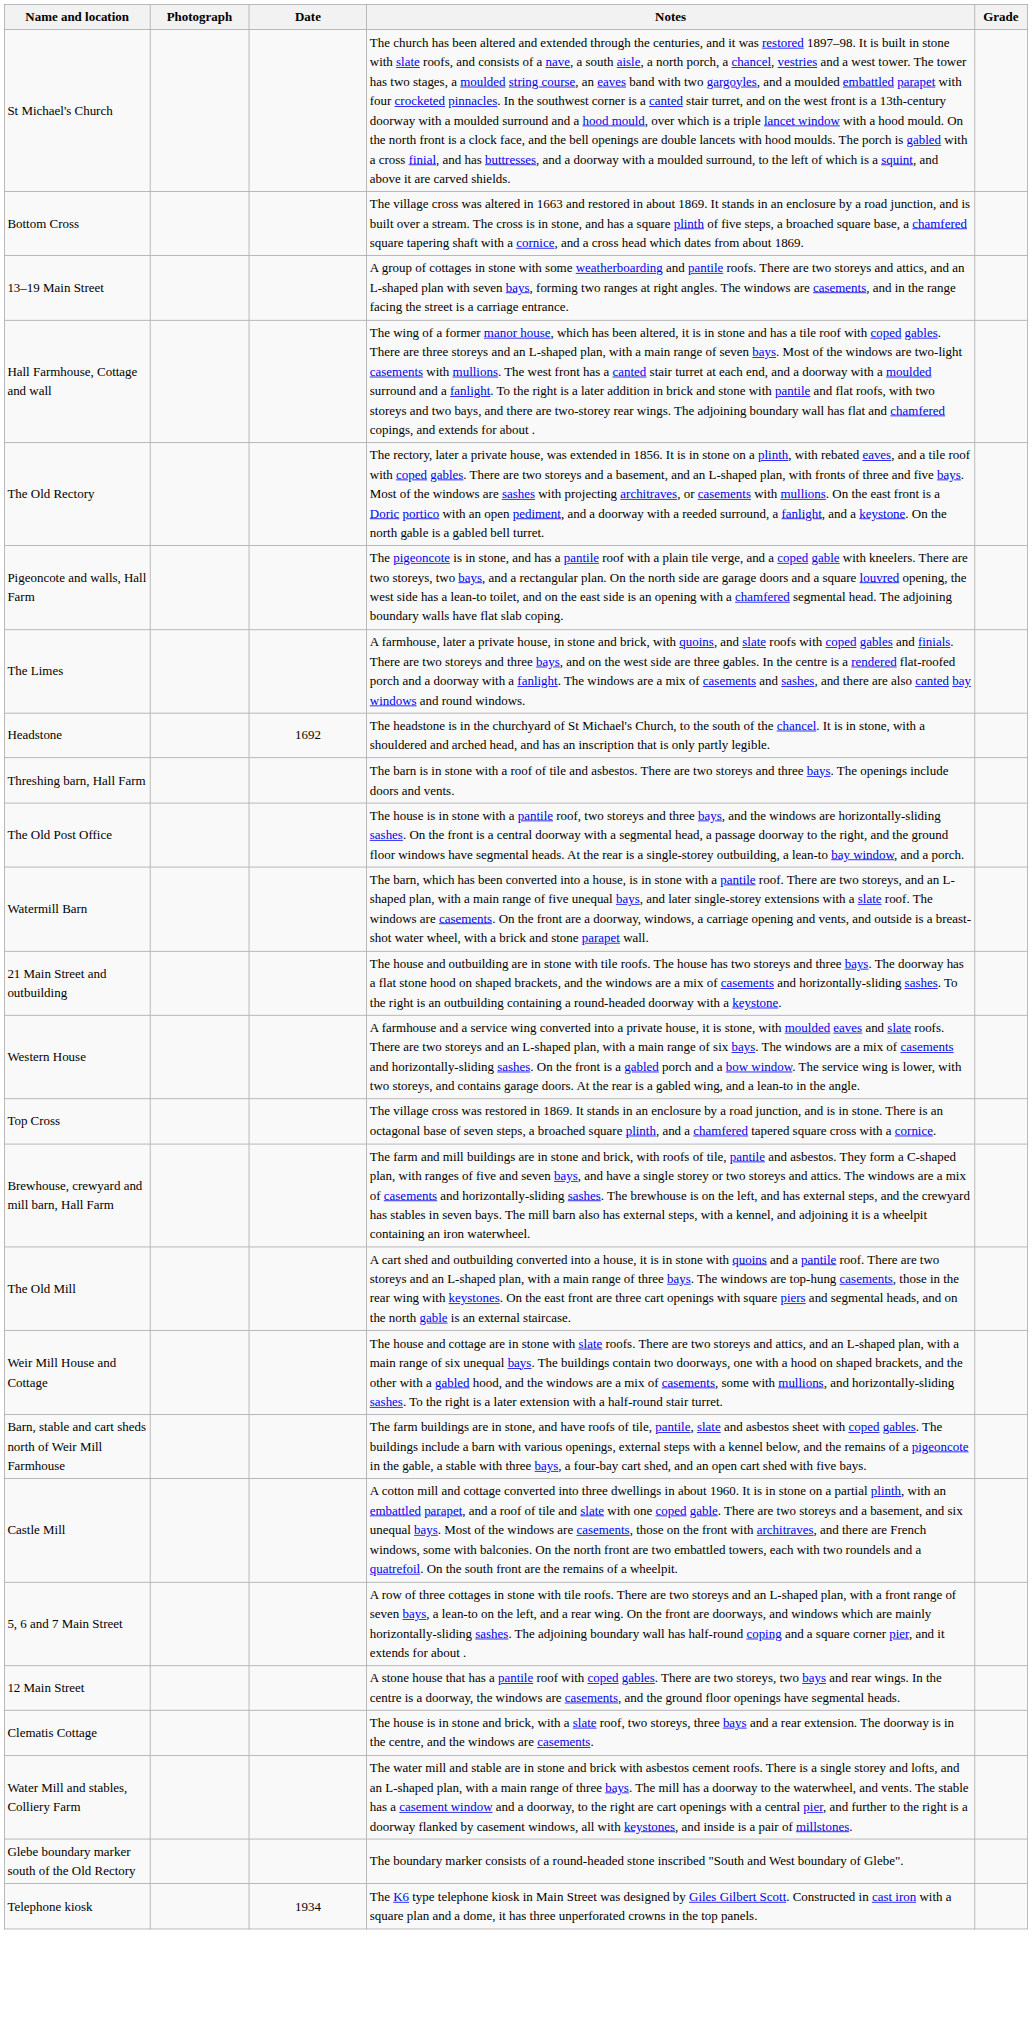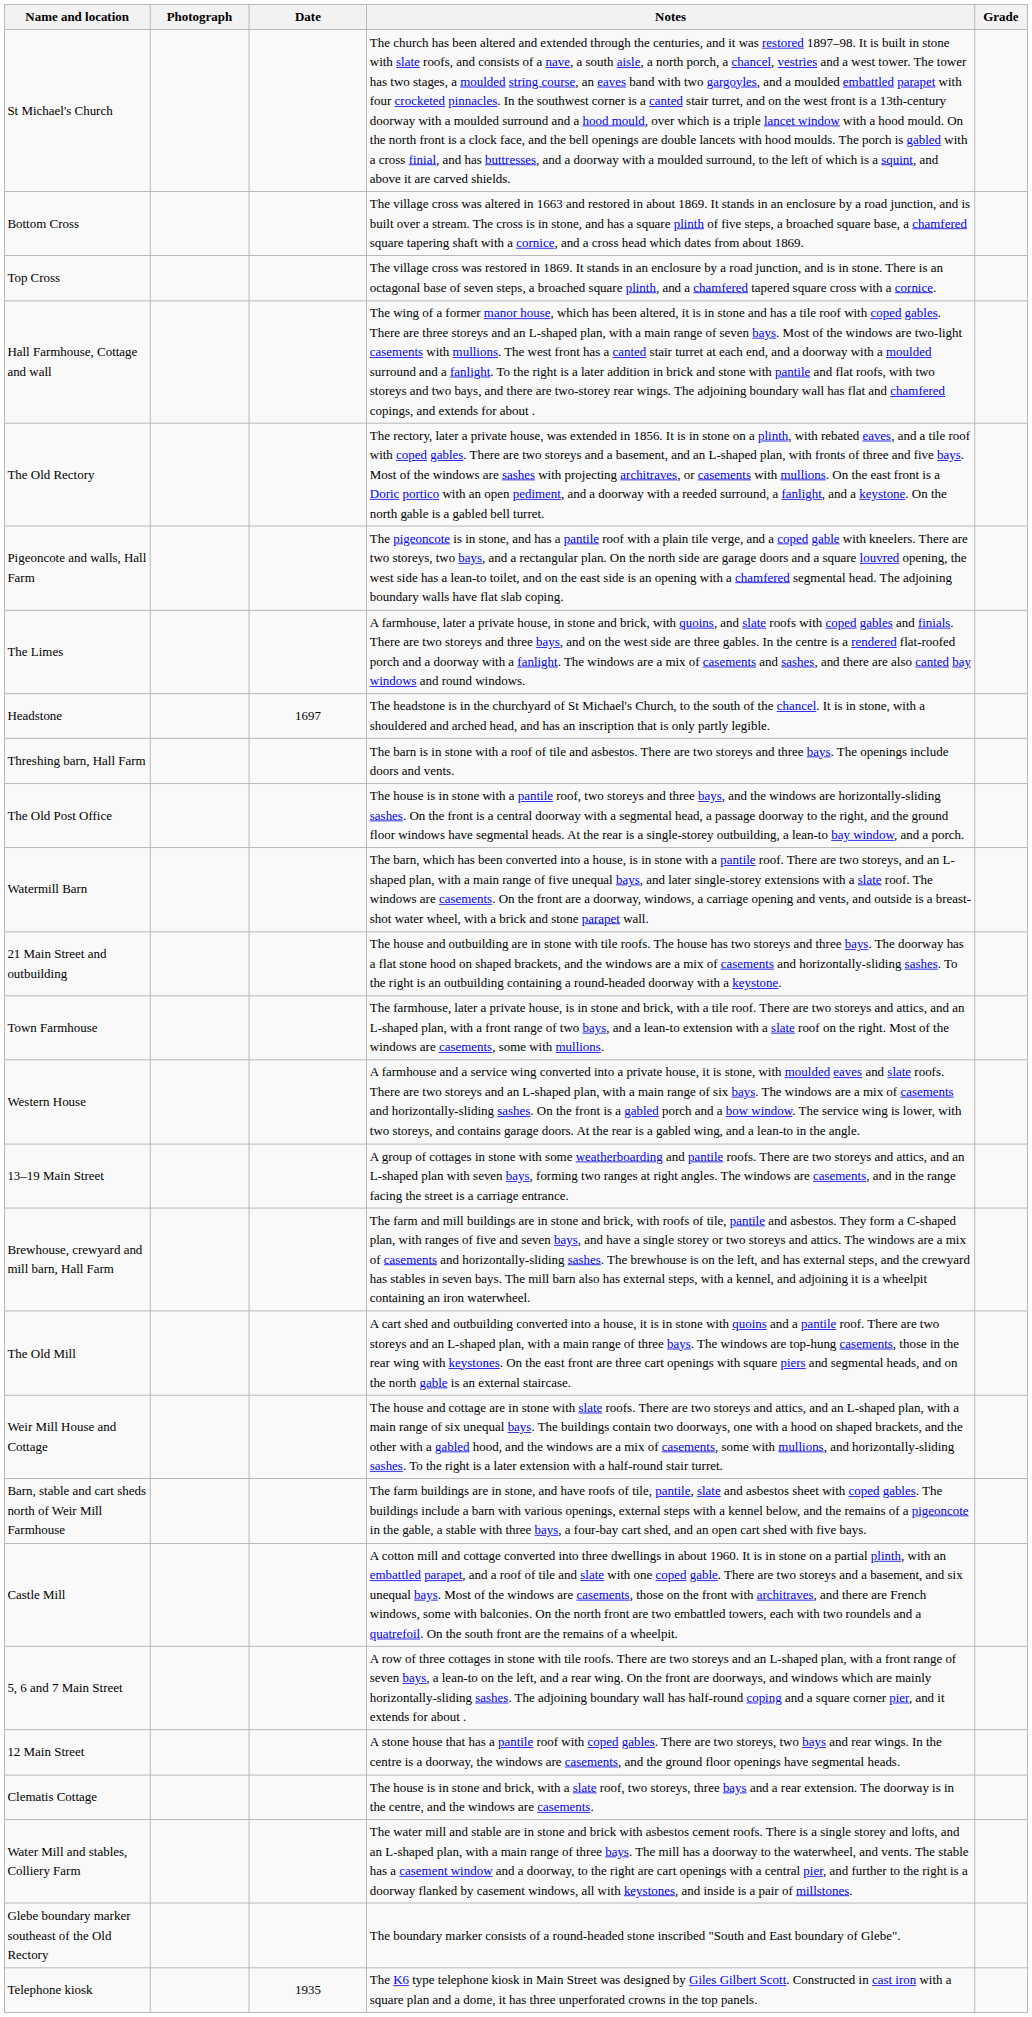rows swapped: (34, 1121) <-> (56, 287)
(308, 735) 1692 -> (308, 716) 1697
+ row: (52, 1027)
- row: (71, 1861)
+ row: (69, 1935)
(308, 1906) 1934 -> (308, 1990) 1935
